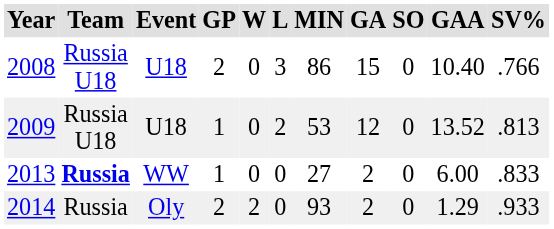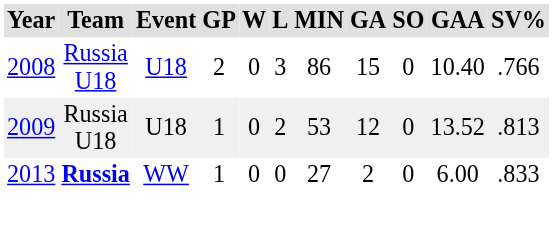- row: (31, 207)
